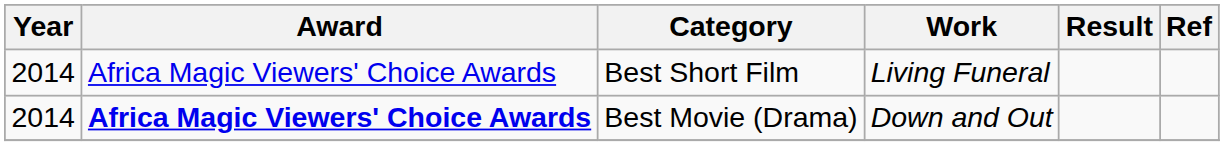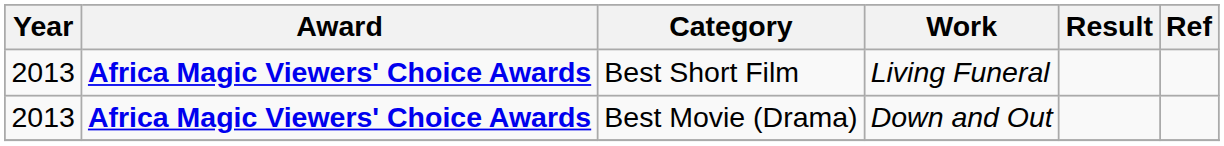(43, 72) 2014 -> (43, 72) 2013
(322, 72) normal -> (340, 72) bold
(43, 117) 2014 -> (43, 117) 2013
